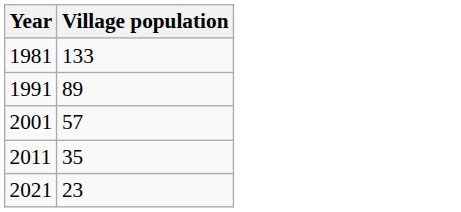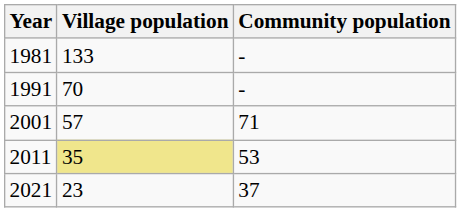+ column: (344, 21)
(73, 88) 89 -> (73, 88) 70
(73, 156) no background -> (73, 156) khaki background
